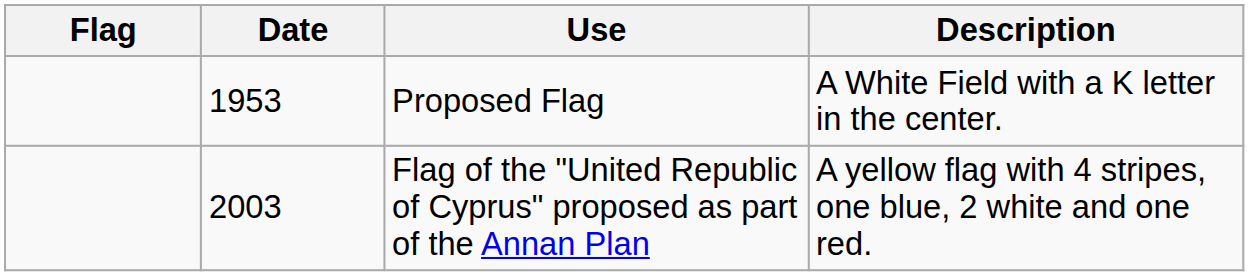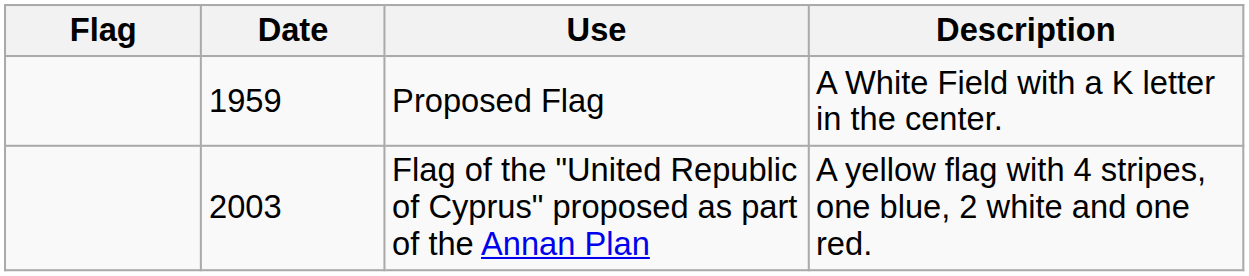(245, 100) 1953 -> (245, 100) 1959
